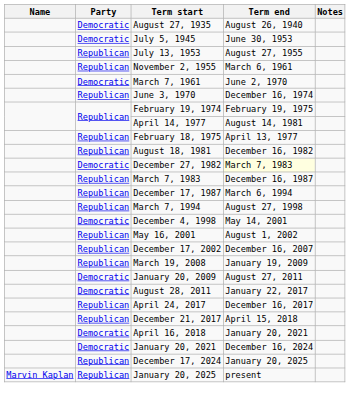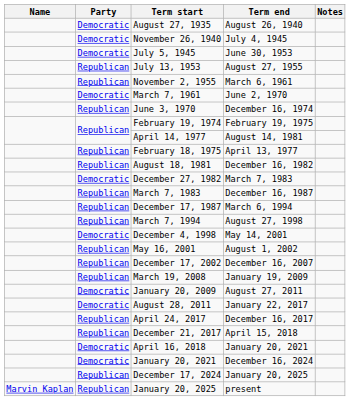+ row: (177, 39)
(259, 165) lightyellow background -> (259, 179) no background
